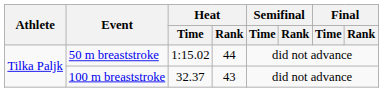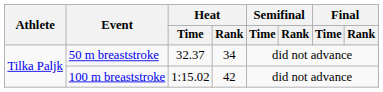(190, 56) 1:15.02 -> (190, 56) 32.37
(229, 56) 44 -> (229, 56) 34
(190, 76) 32.37 -> (190, 76) 1:15.02
(229, 76) 43 -> (229, 76) 42
